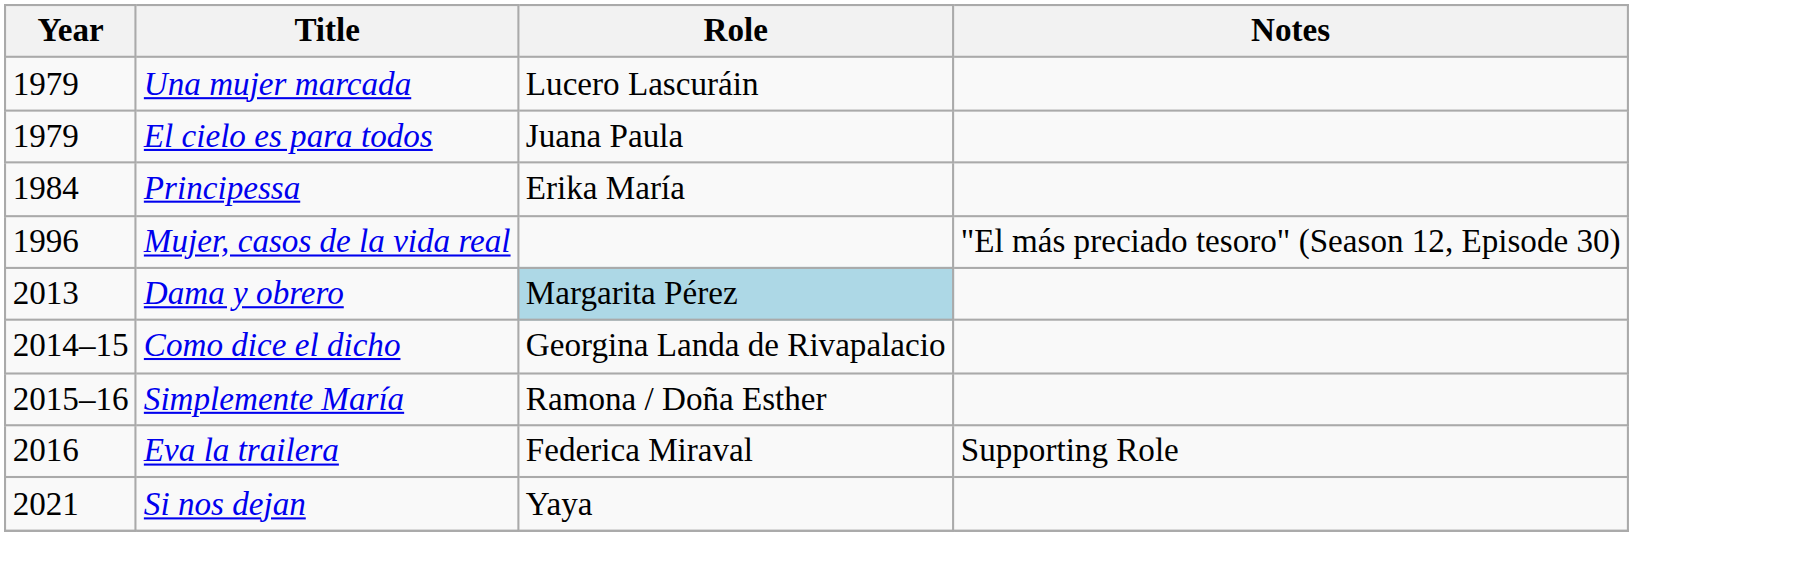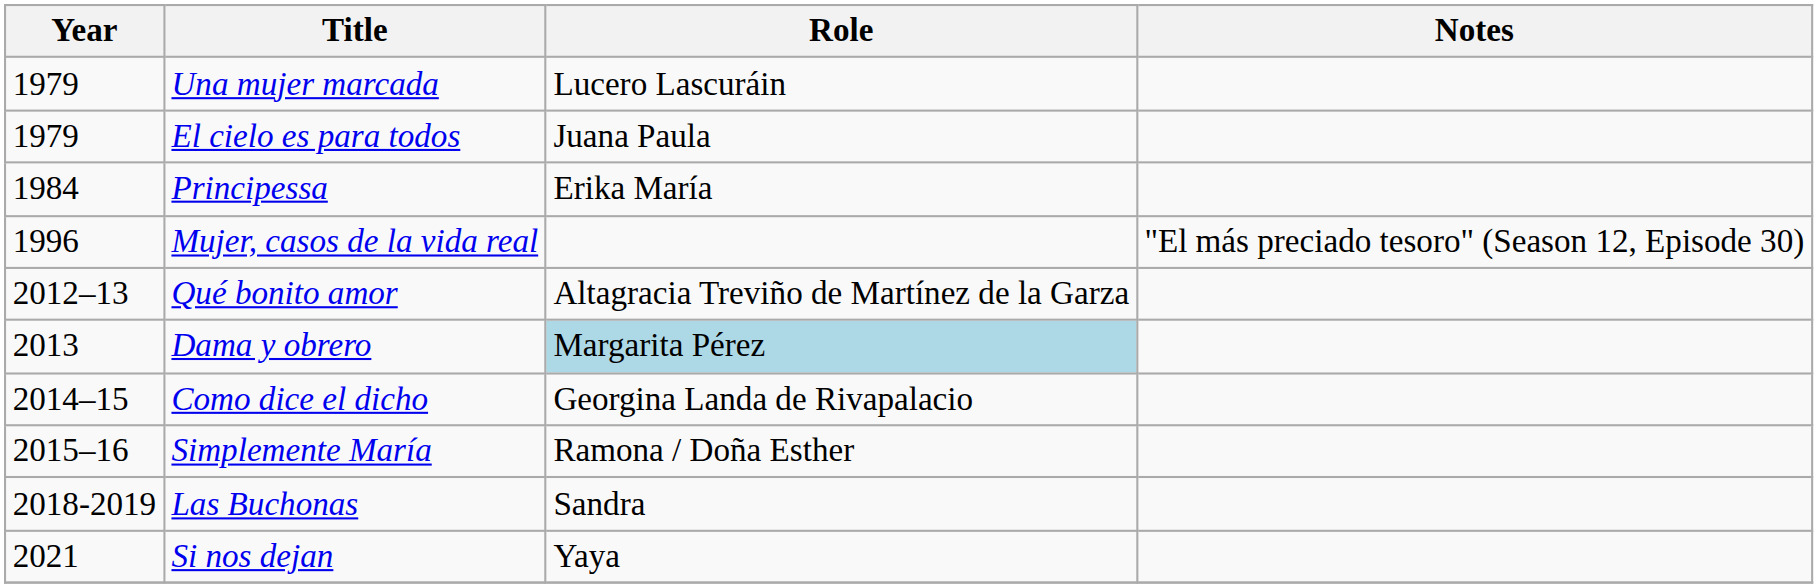+ row: (285, 293)
- row: (241, 450)
+ row: (265, 503)
